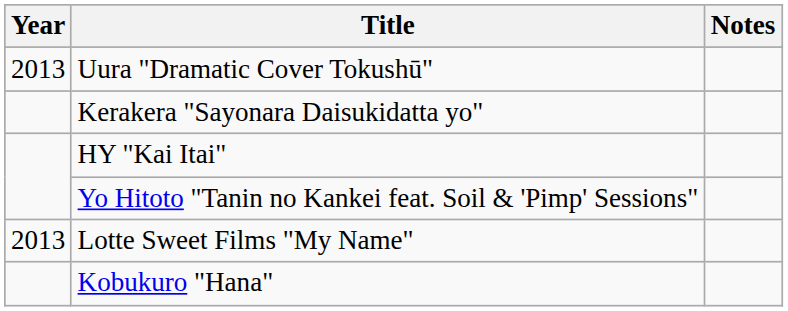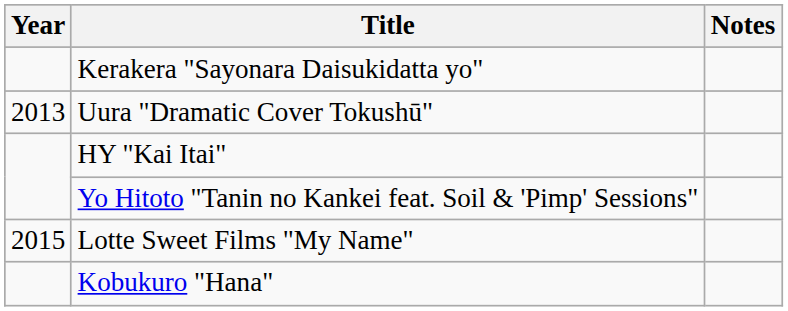rows swapped: (280, 111) <-> (255, 68)
(38, 240) 2013 -> (38, 240) 2015
